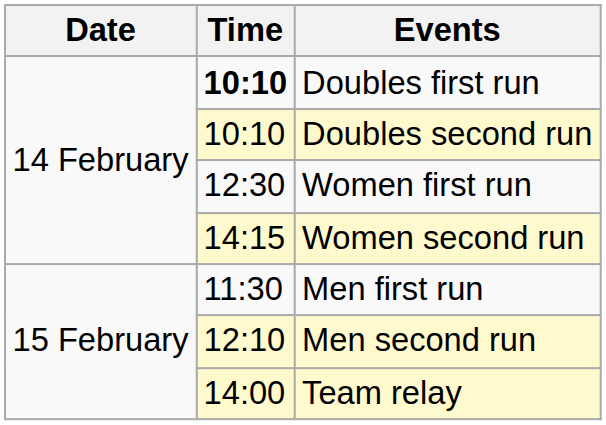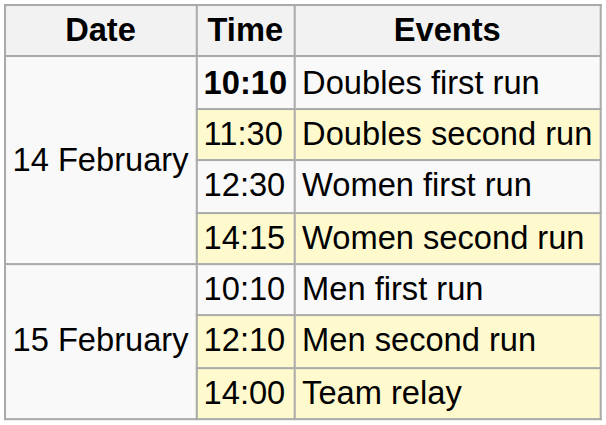(244, 133) 10:10 -> (243, 133) 11:30
(243, 289) 11:30 -> (244, 289) 10:10
